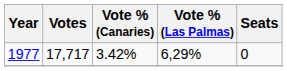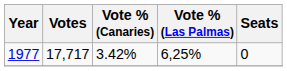(181, 54) 6,29% -> (181, 54) 6,25%
